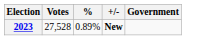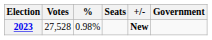+ column: (115, 12)
(88, 27) 0.89% -> (88, 27) 0.98%
